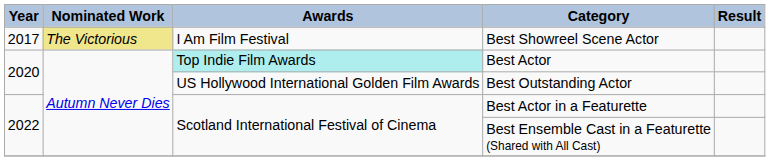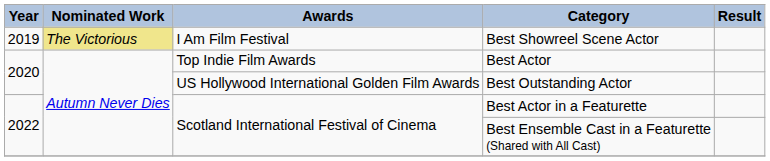(24, 39) 2017 -> (24, 39) 2019
(246, 61) paleturquoise background -> (246, 61) no background
